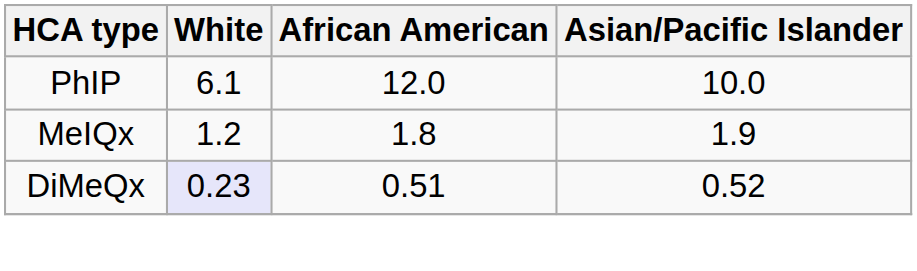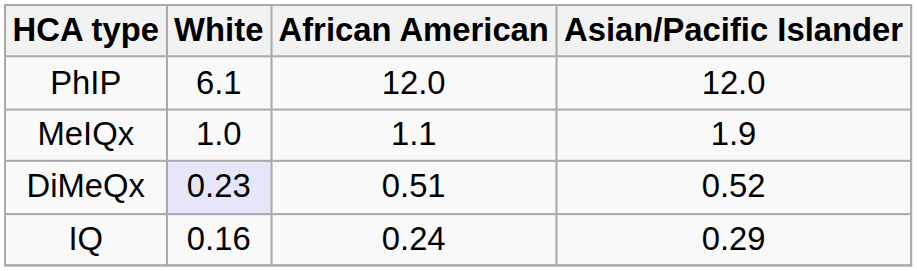(734, 82) 10.0 -> (734, 82) 12.0
(219, 134) 1.2 -> (219, 134) 1.0
(414, 134) 1.8 -> (414, 134) 1.1
+ row: (86, 238)
